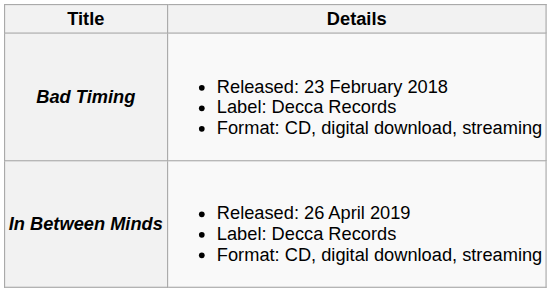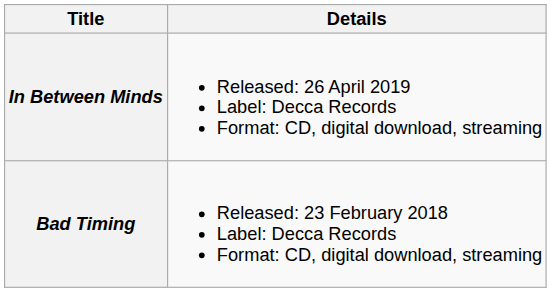rows swapped: (86, 96) <-> (86, 223)
